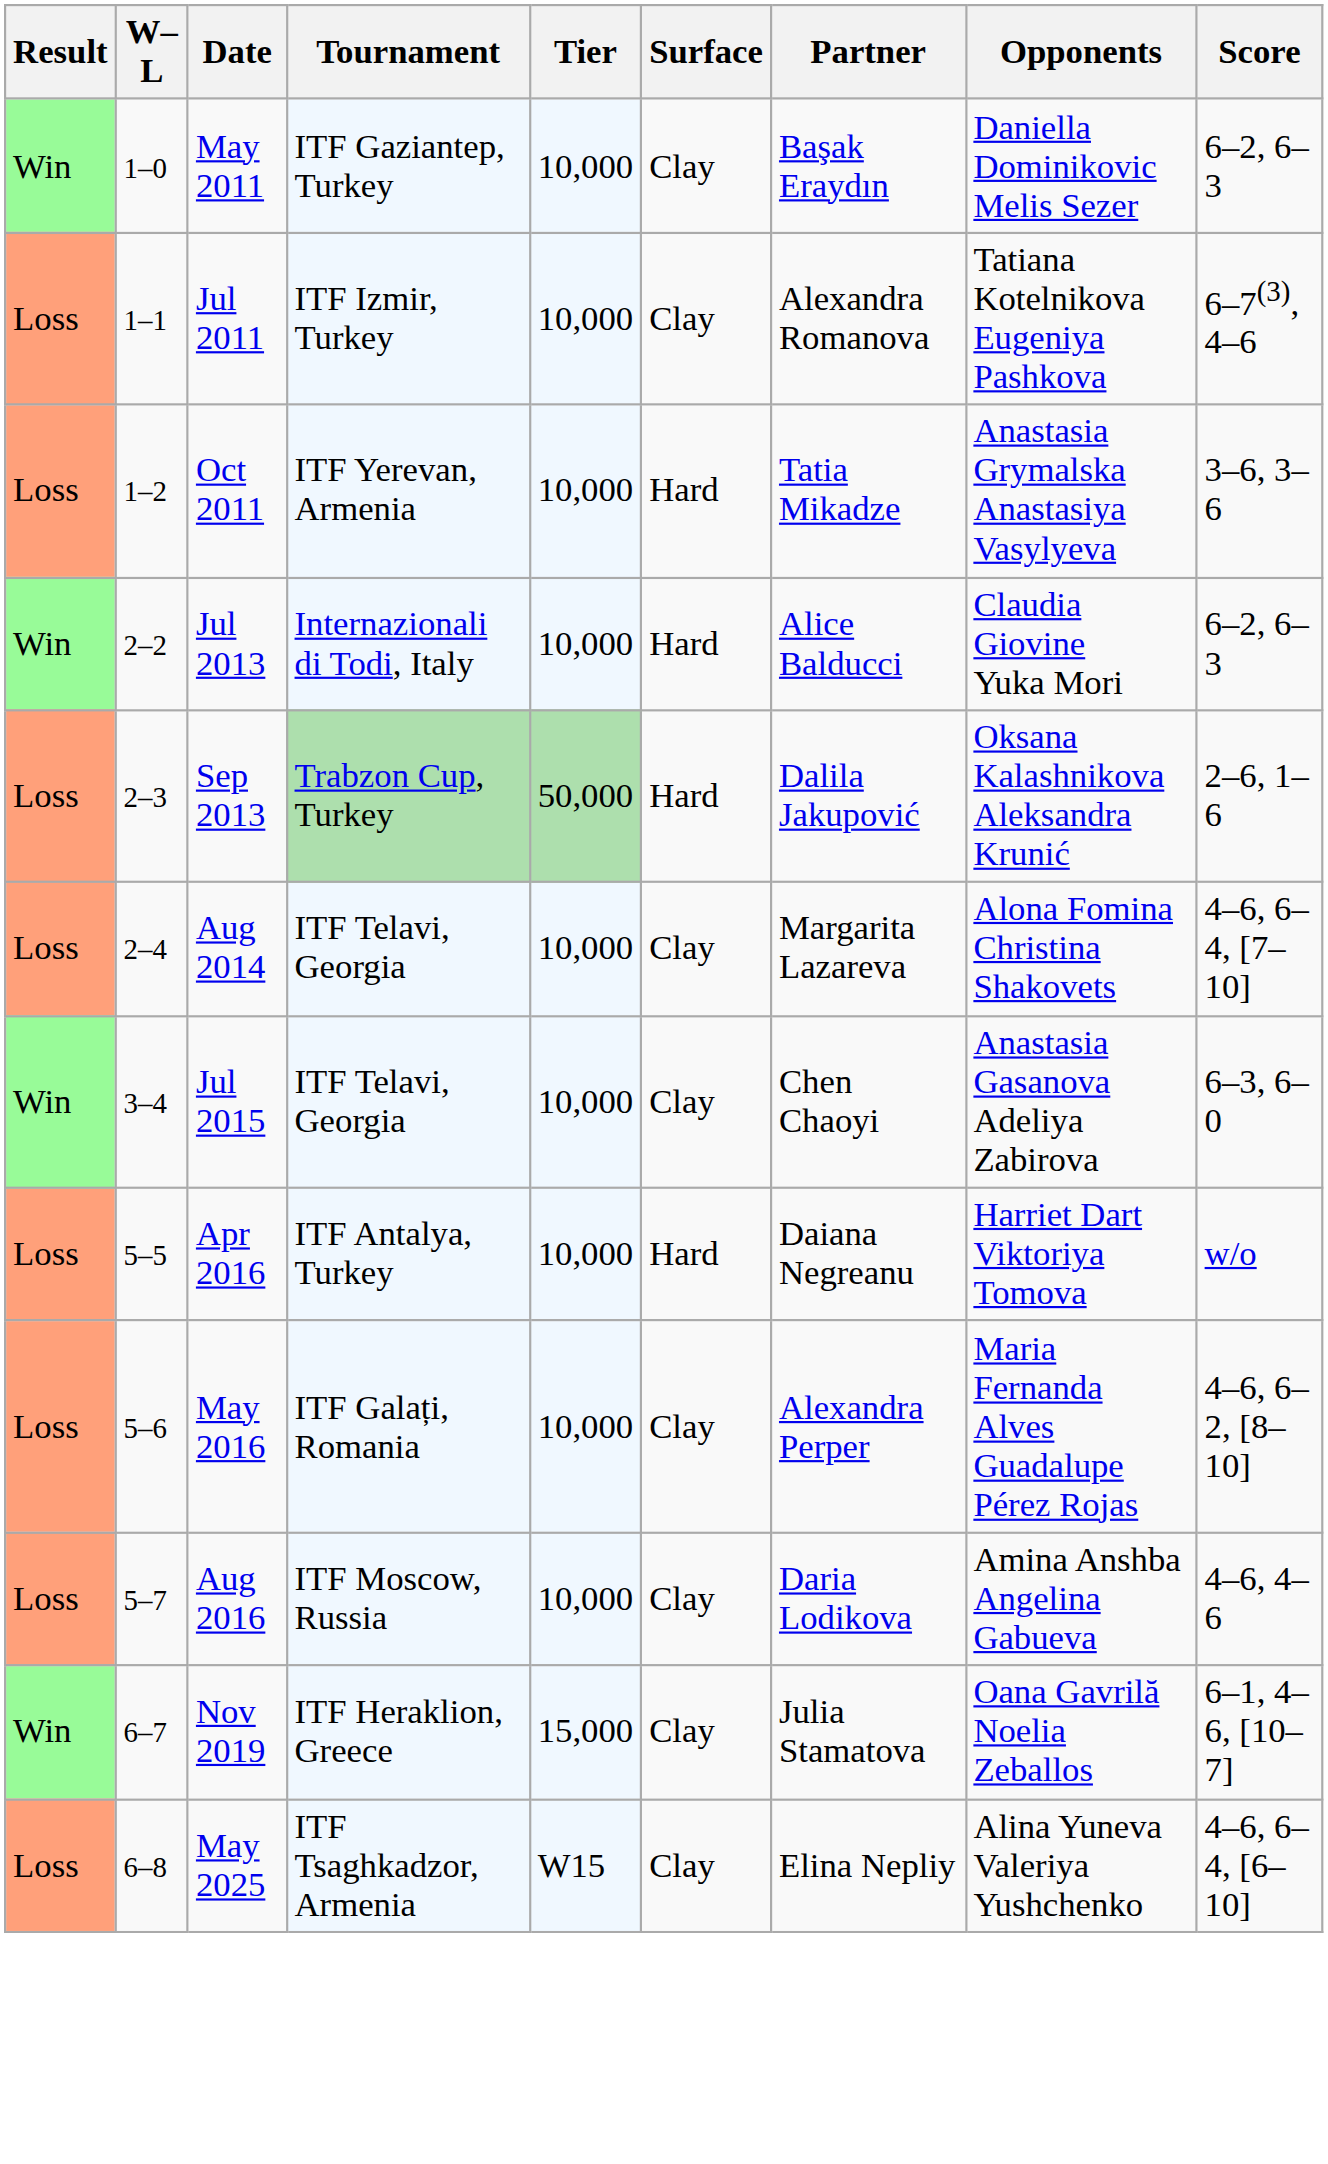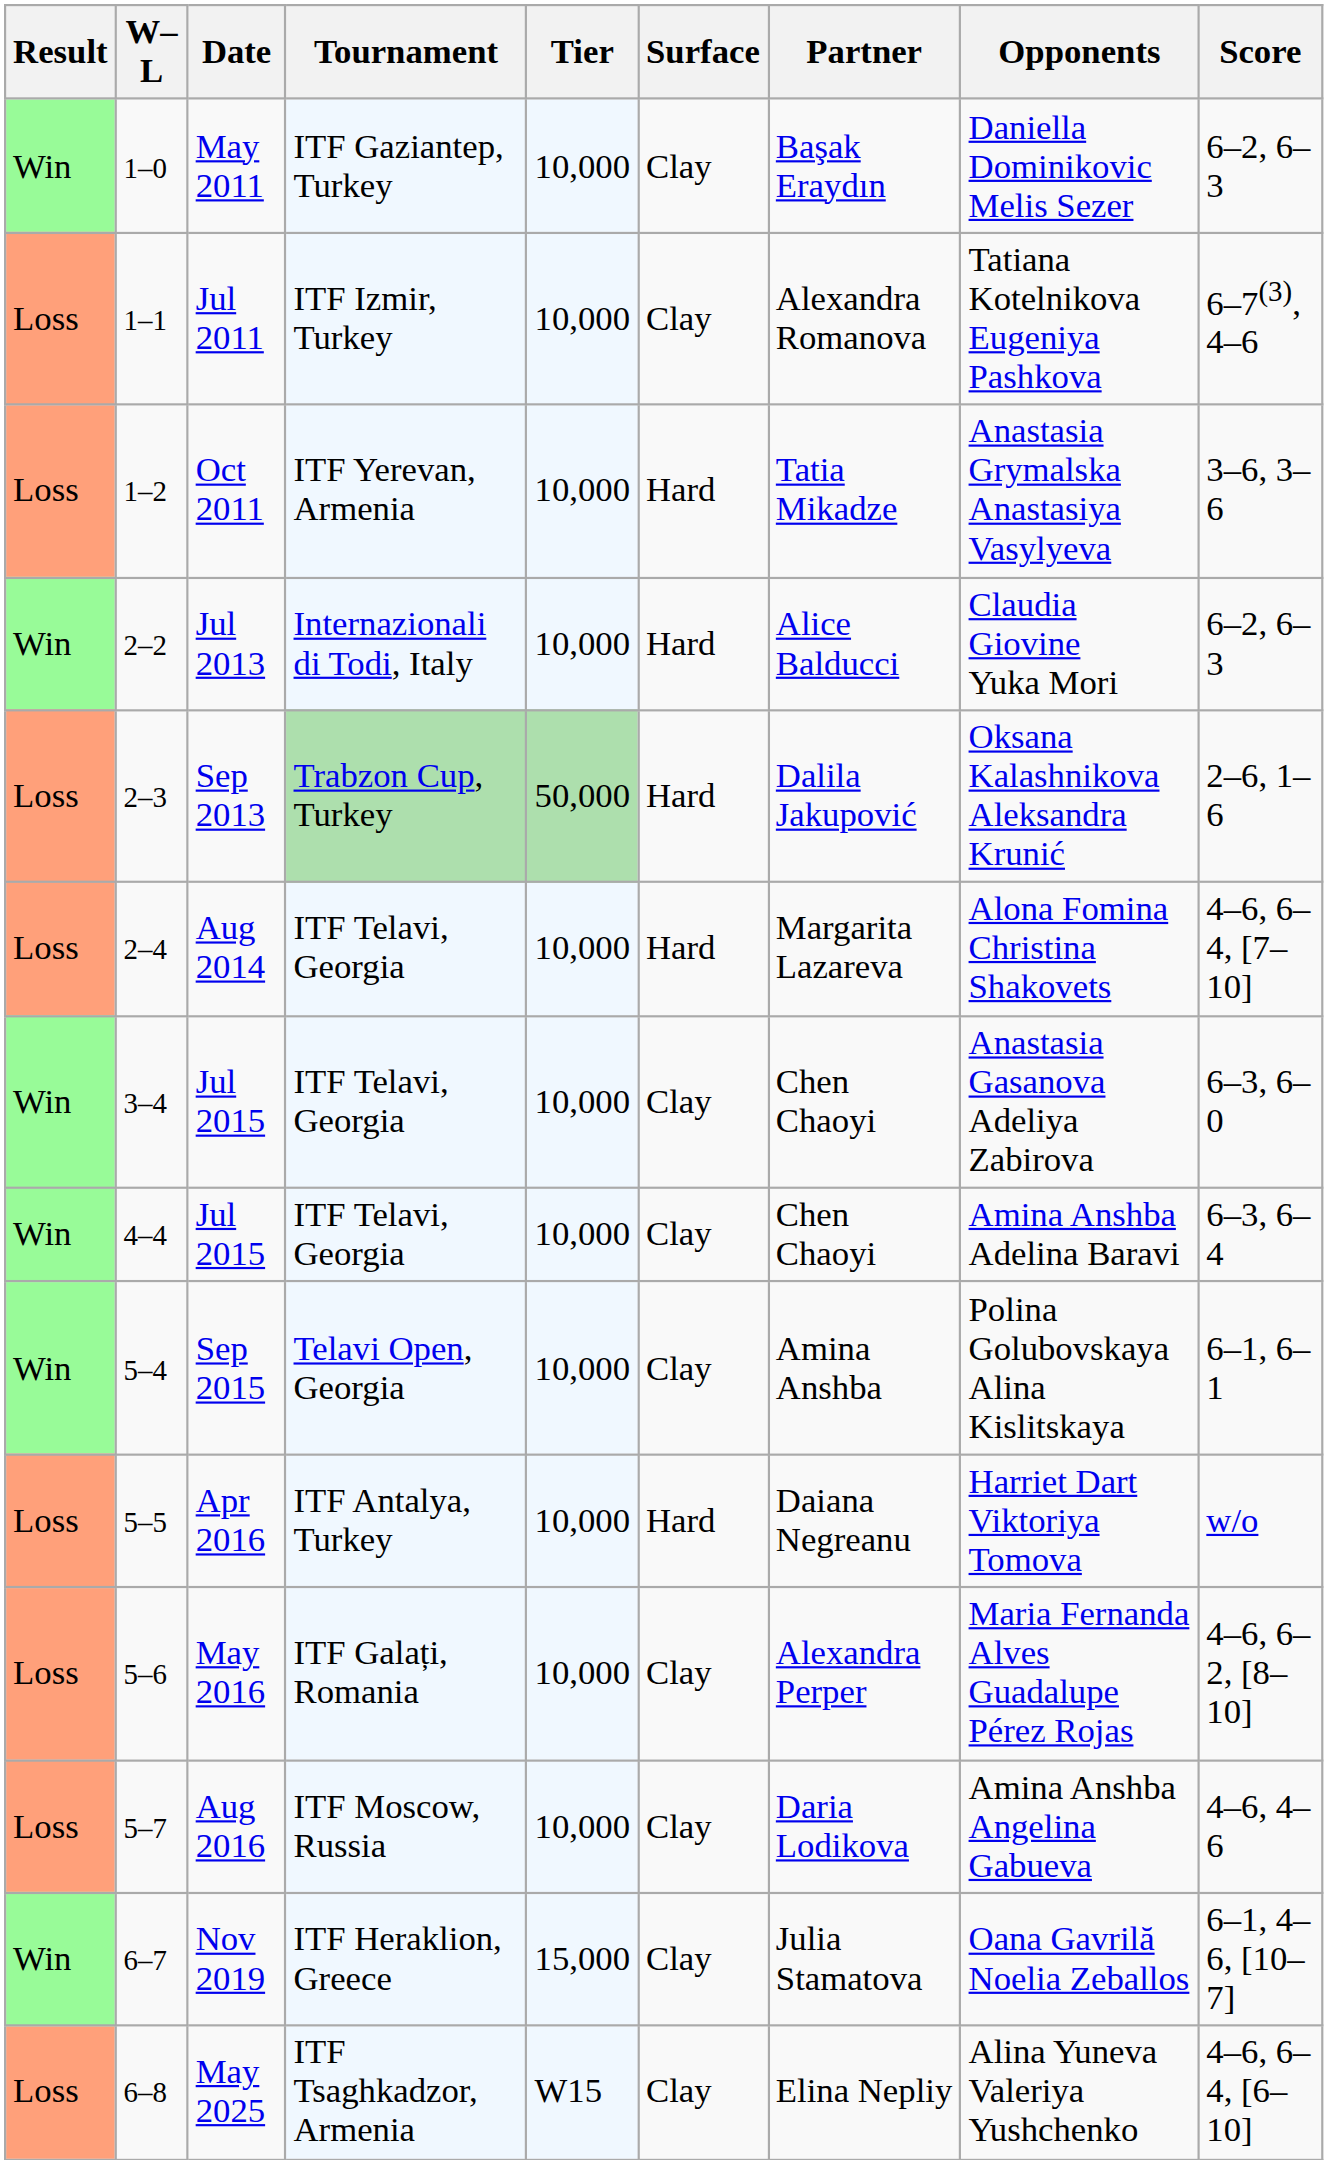(682, 948) Clay -> (681, 948) Hard
+ row: (145, 1236)
+ row: (145, 1369)
